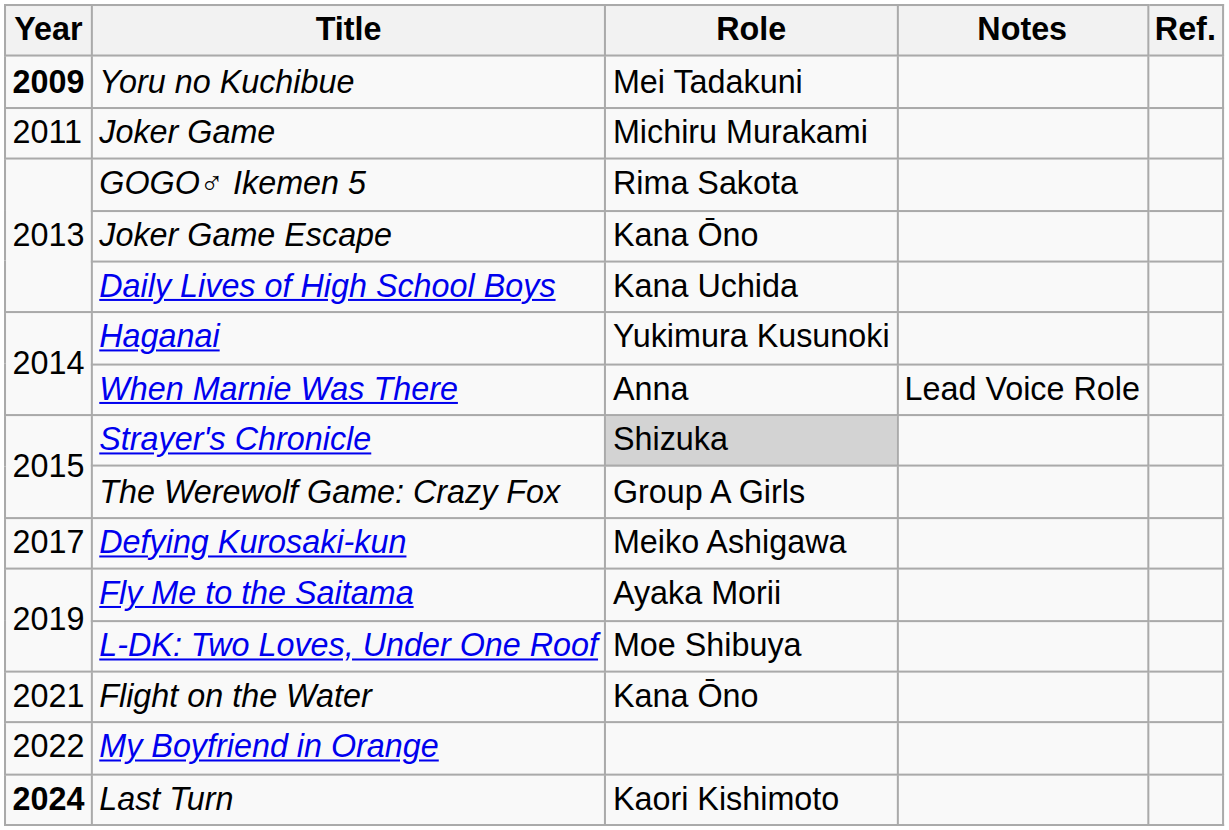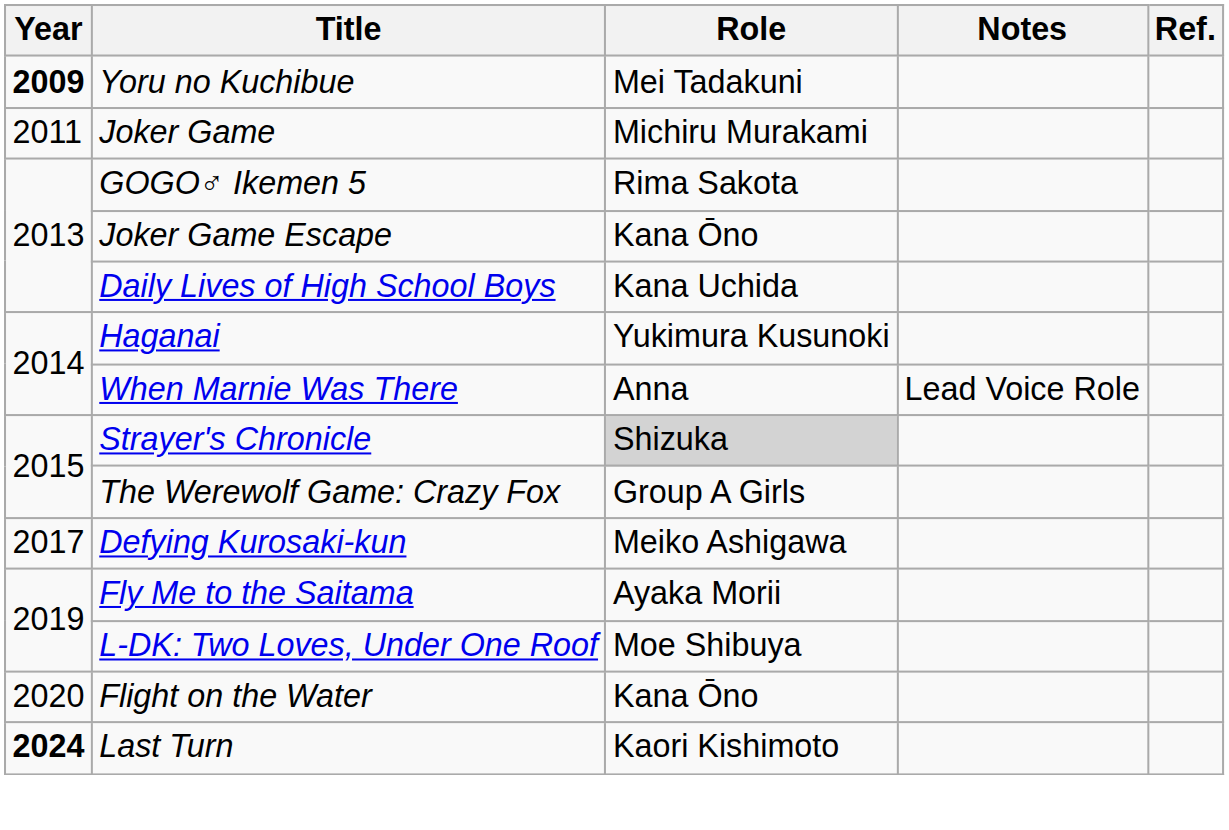(48, 696) 2021 -> (48, 696) 2020
- row: (269, 747)
